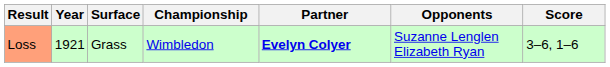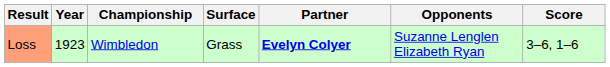columns swapped: (201, 15) <-> (116, 15)
(70, 44) 1921 -> (70, 44) 1923
